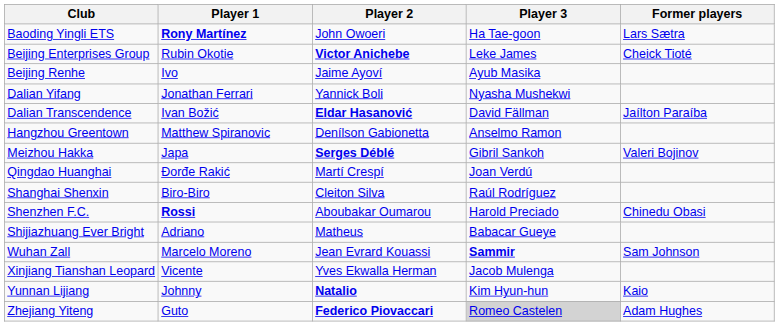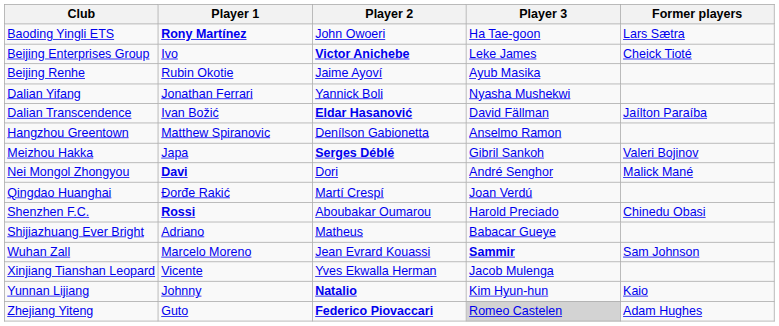(197, 53) Rubin Okotie -> (170, 53) Ivo
(170, 73) Ivo -> (197, 73) Rubin Okotie
+ row: (68, 172)
- row: (58, 192)
